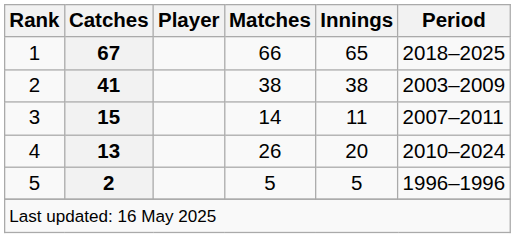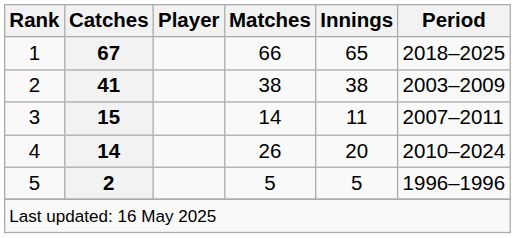(109, 150) 13 -> (109, 150) 14
